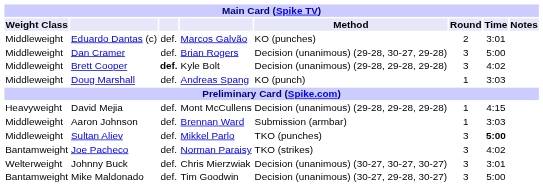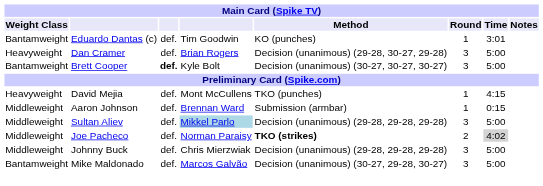(34, 38) Middleweight -> (37, 38) Bantamweight
(214, 38) Marcos Galvão -> (210, 38) Tim Goodwin
(466, 38) 2 -> (466, 38) 1
(34, 52) Middleweight -> (34, 52) Heavyweight
(34, 66) Middleweight -> (37, 66) Bantamweight
(351, 66) Decision (unanimous) (29-28, 29-28, 29-28) -> (351, 66) Decision (unanimous) (30-27, 30-27, 30-27)
(496, 66) 4:02 -> (496, 66) 5:00
- row: (103, 80)
(351, 108) Decision (unanimous) (29-28, 29-28, 29-28) -> (288, 94) TKO (punches)
(496, 122) 3:03 -> (496, 108) 0:15
(208, 135) no background -> (208, 122) lightblue background
(288, 135) TKO (punches) -> (351, 122) Decision (unanimous) (29-28, 29-28, 29-28)
(496, 135) bold -> (496, 122) normal
(37, 149) Bantamweight -> (34, 135) Middleweight
(284, 149) normal -> (286, 135) bold
(466, 149) 3 -> (466, 135) 2
(496, 149) no background -> (496, 135) lightgrey background
(34, 163) Welterweight -> (34, 149) Middleweight
(351, 163) Decision (unanimous) (30-27, 30-27, 30-27) -> (351, 149) Decision (unanimous) (29-28, 29-28, 29-28)
(496, 163) 3:01 -> (496, 149) 5:00
(210, 177) Tim Goodwin -> (214, 163) Marcos Galvão
